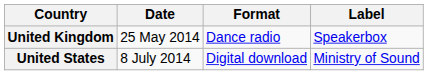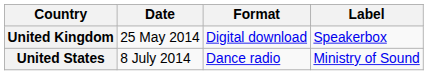(243, 37) Dance radio -> (257, 37) Digital download
(257, 59) Digital download -> (243, 59) Dance radio
